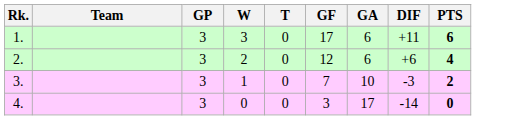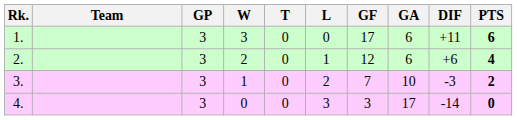+ column: (326, 15)
